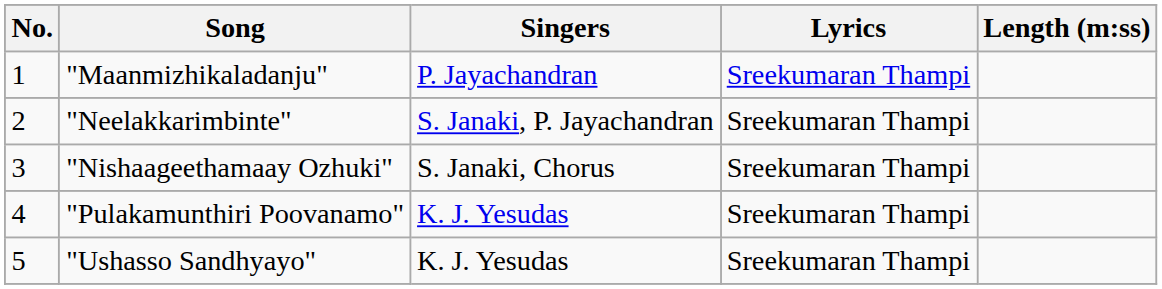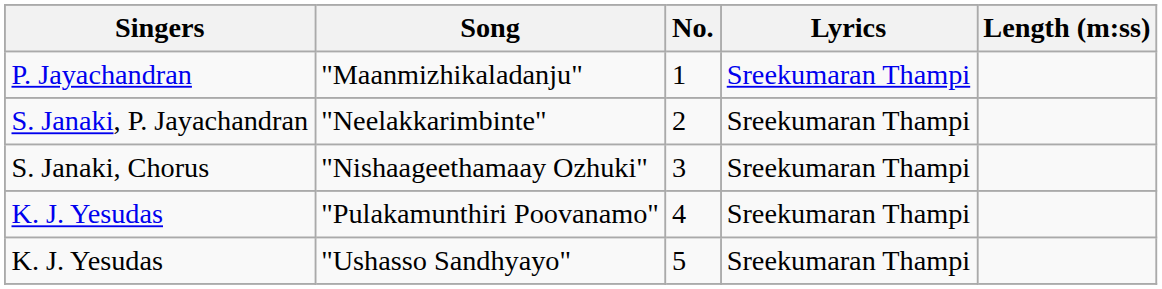columns swapped: (32, 27) <-> (565, 27)
